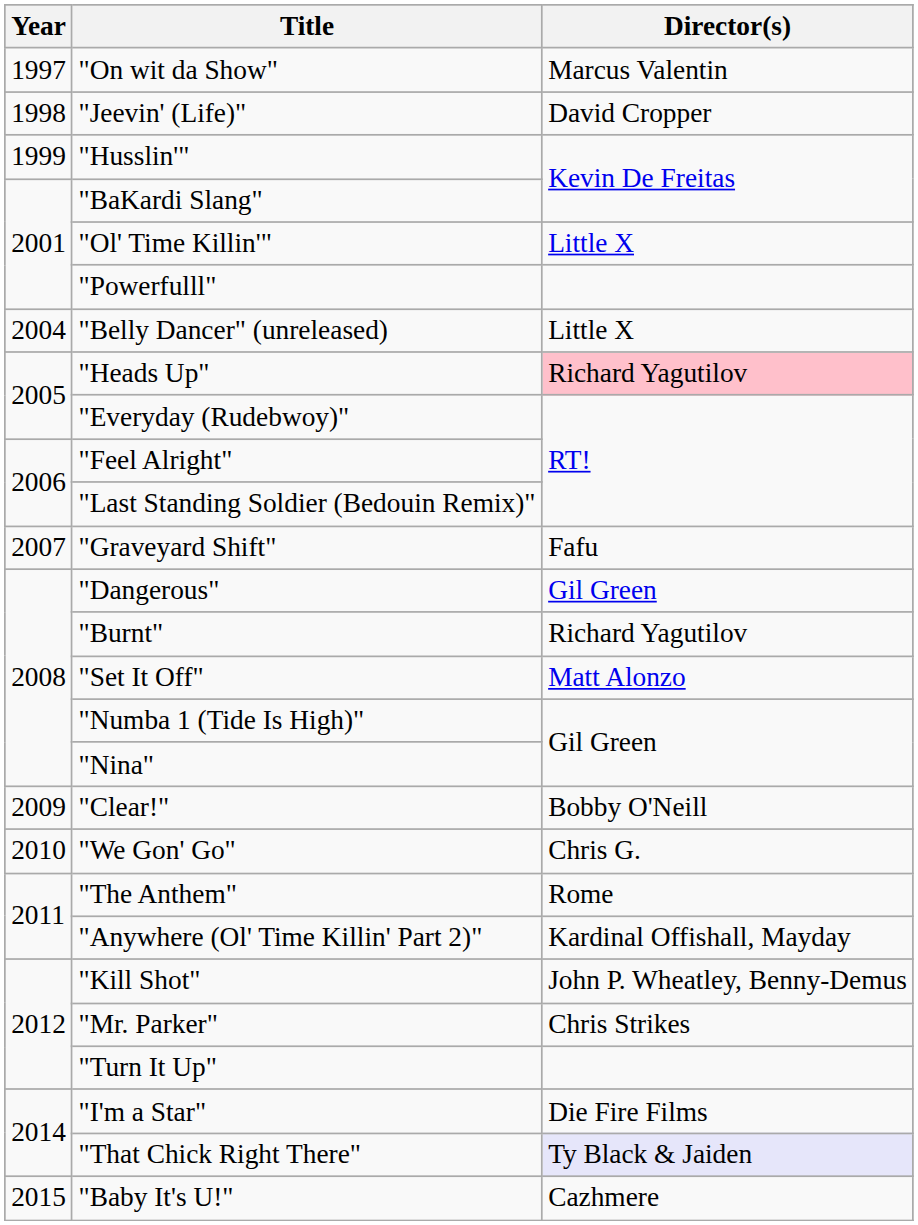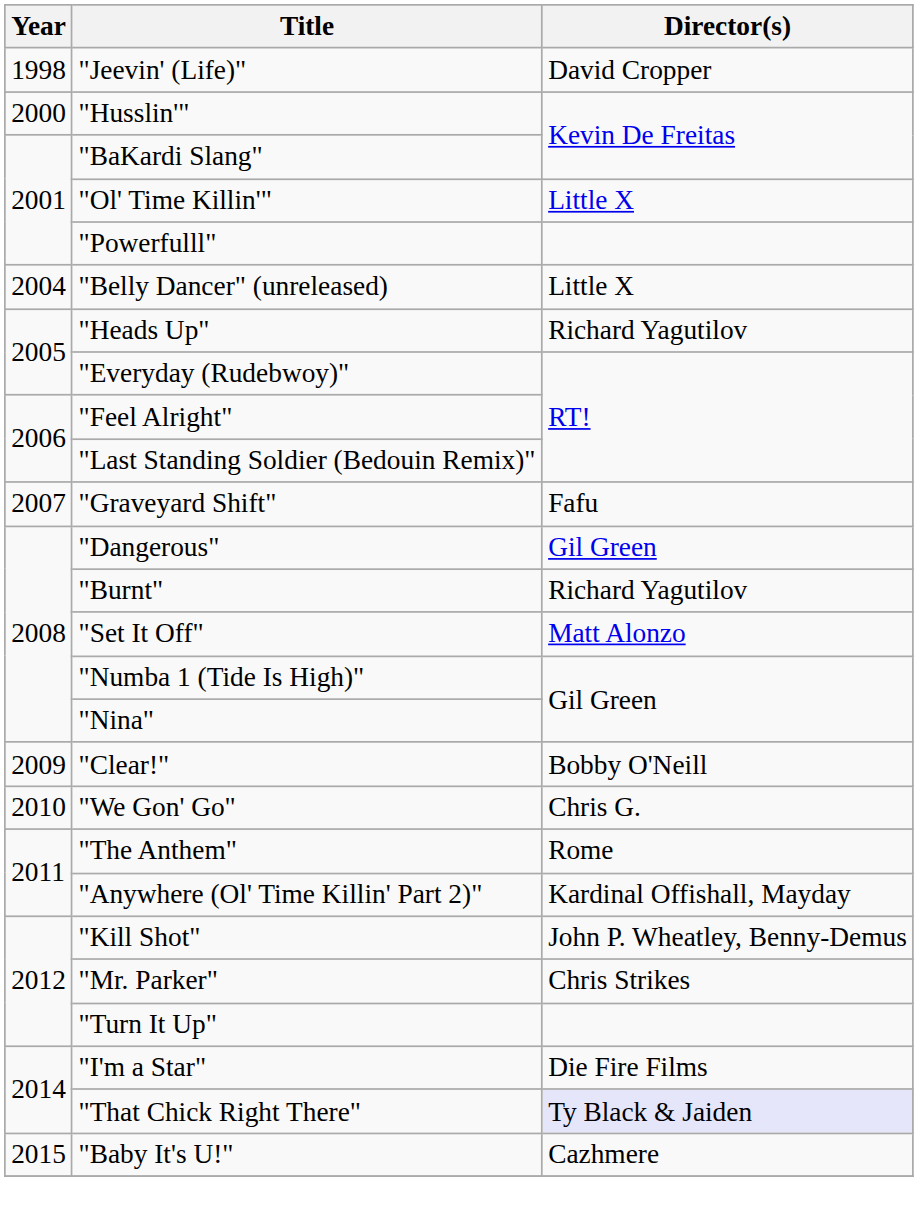- row: (178, 69)
(39, 156) 1999 -> (39, 112) 2000
(648, 373) pink background -> (648, 329) no background
